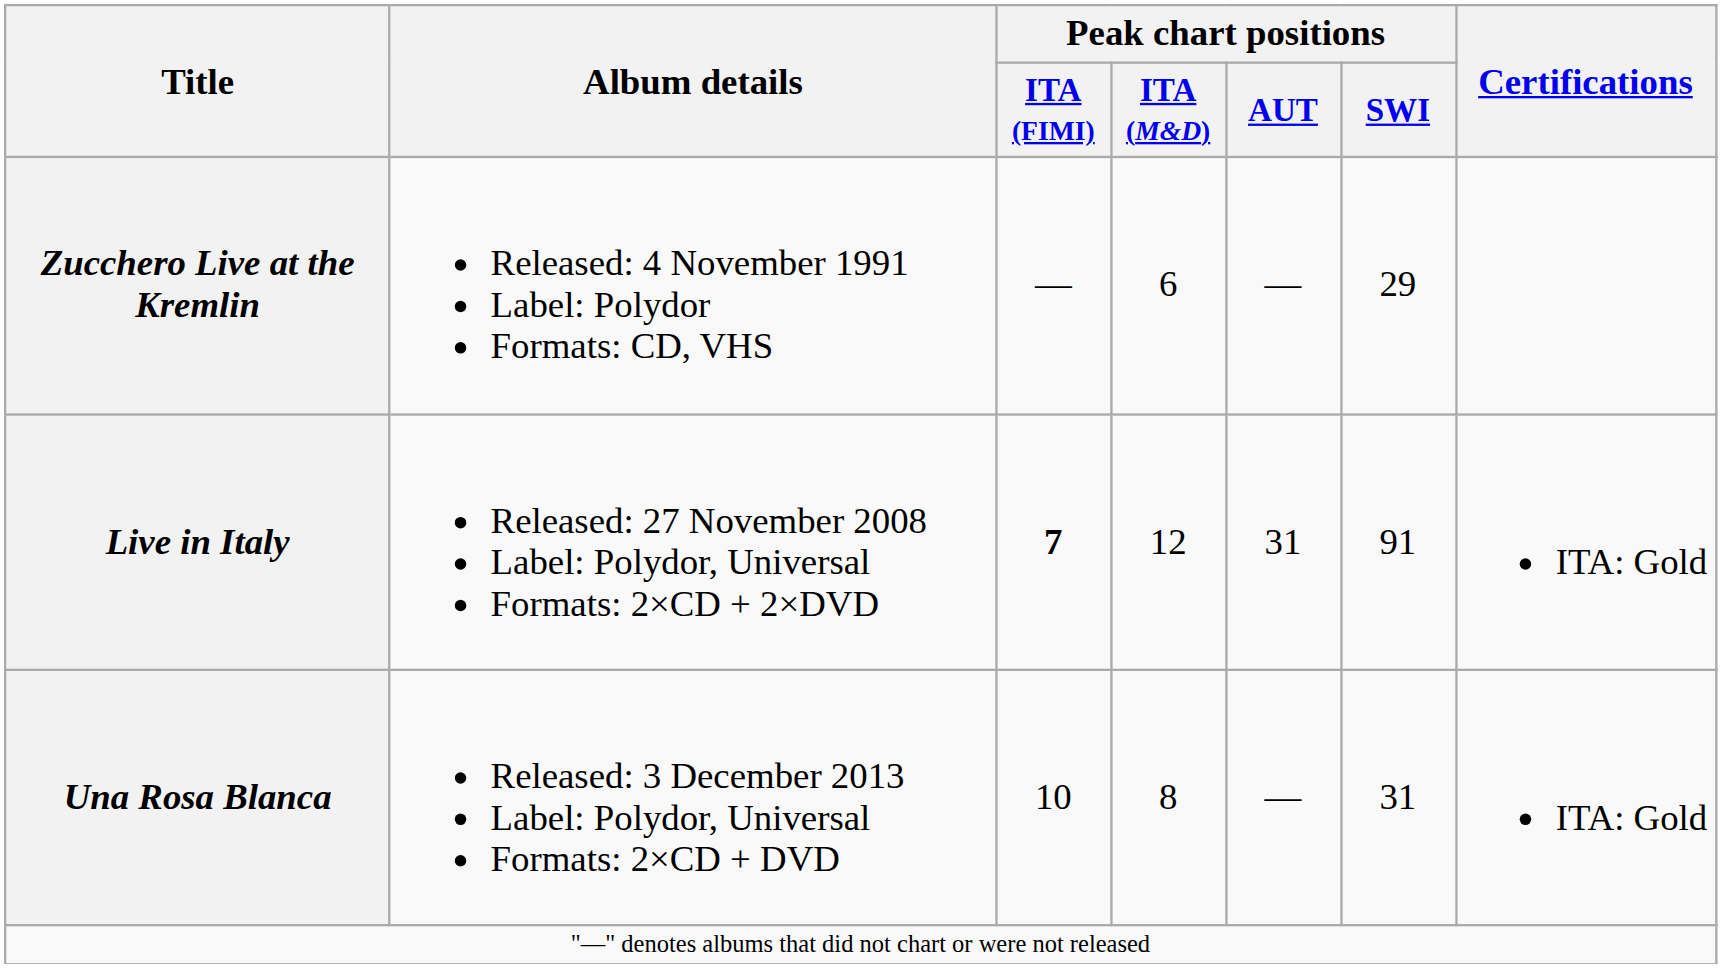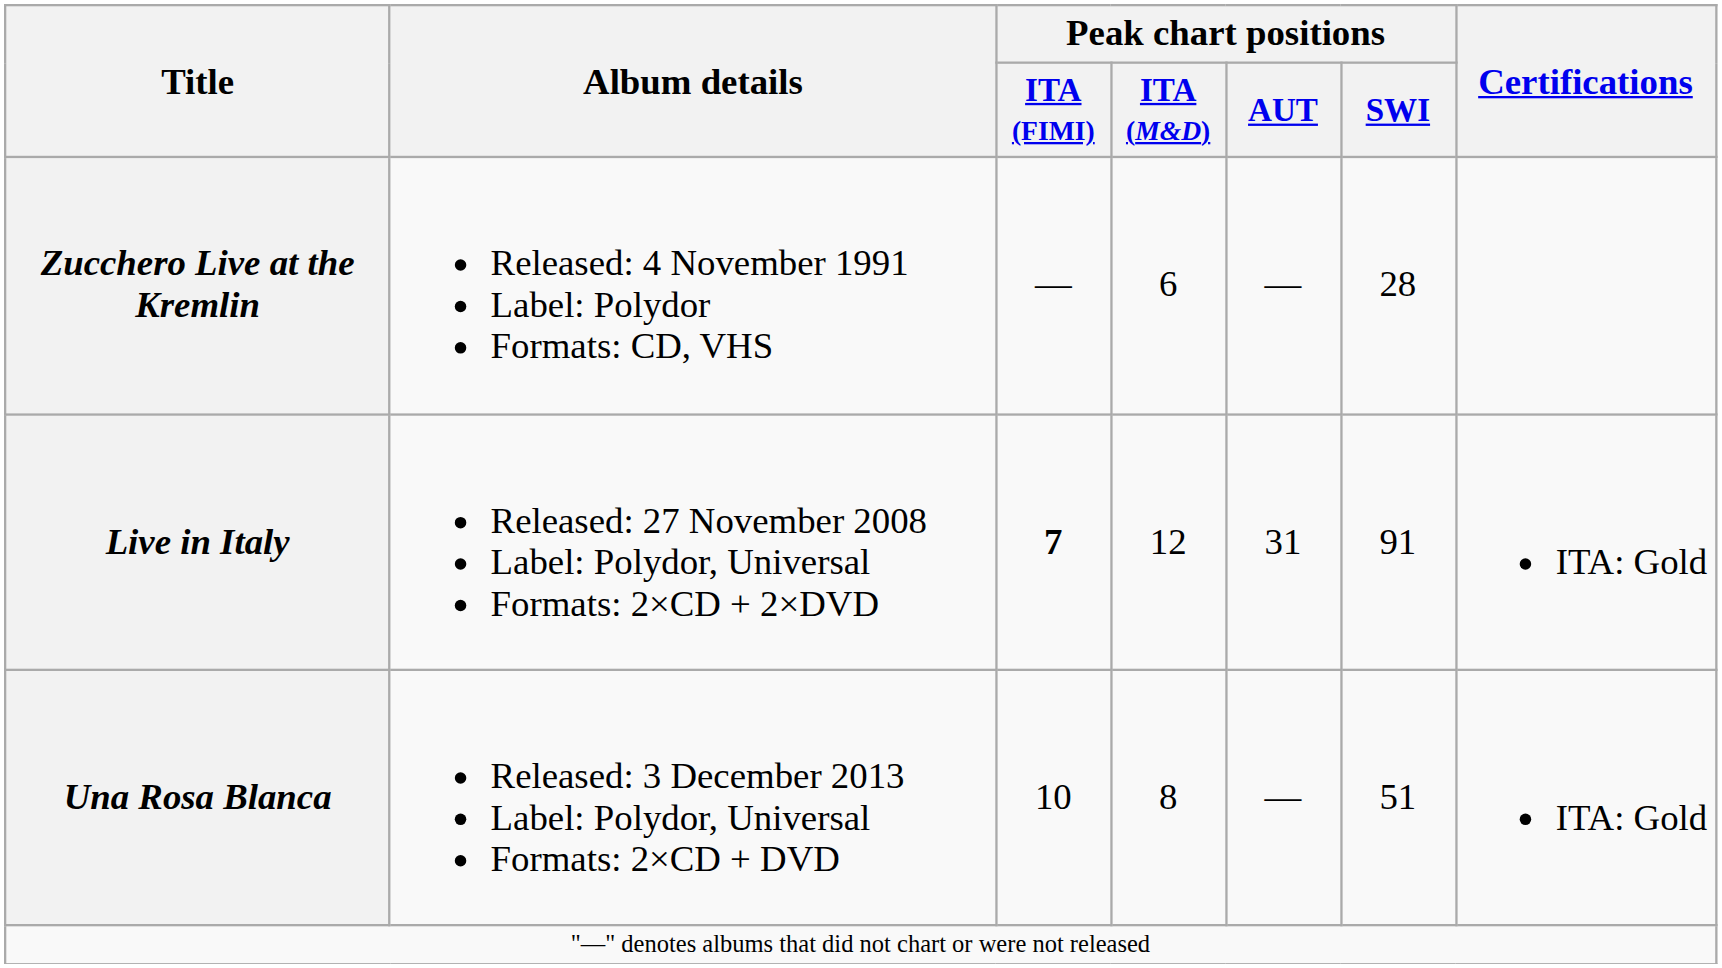(1398, 284) 29 -> (1398, 284) 28
(1398, 796) 31 -> (1398, 796) 51
